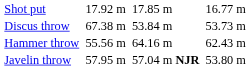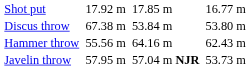(226, 26) 53.73 m -> (226, 26) 53.80 m
(226, 60) 53.80 m -> (226, 60) 53.73 m
